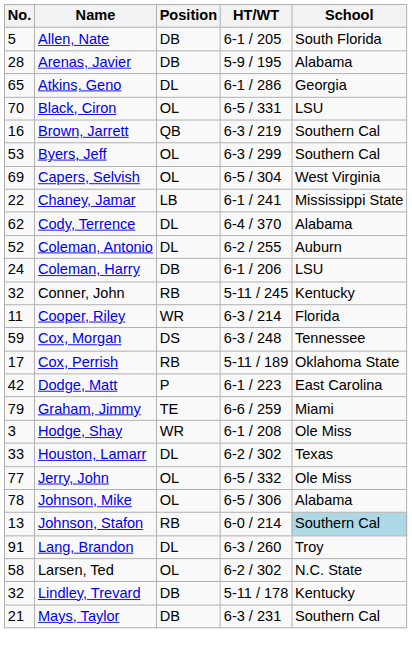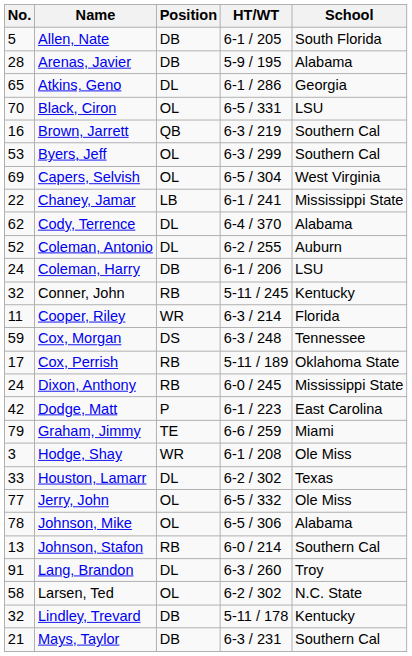+ row: (87, 385)
(337, 524) lightblue background -> (337, 547) no background
